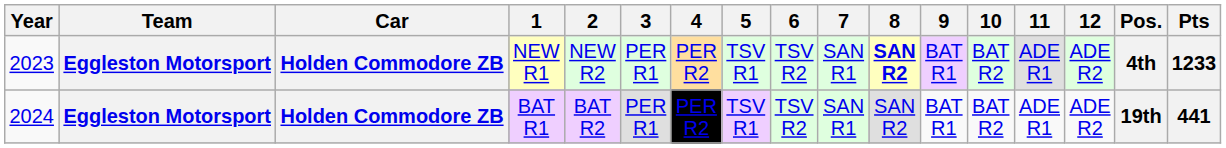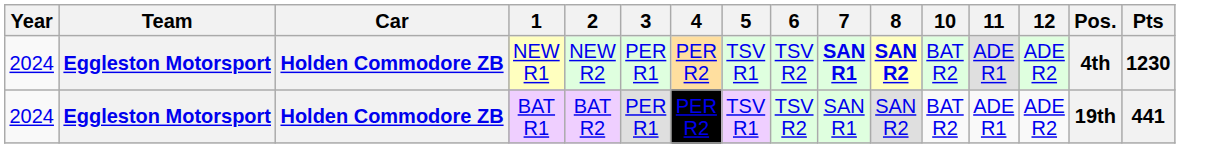- column: (944, 20)
(32, 63) 2023 -> (32, 63) 2024
(844, 63) normal -> (844, 63) bold
(1194, 63) 1233 -> (1148, 63) 1230
